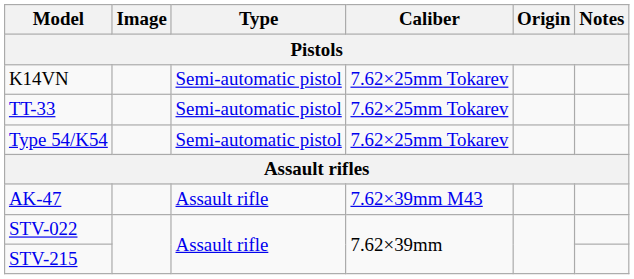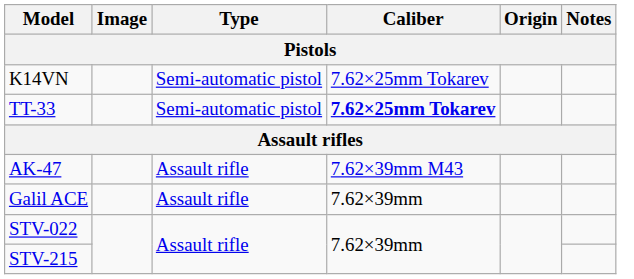(429, 109) normal -> (413, 109) bold
- row: (58, 139)
+ row: (49, 199)
